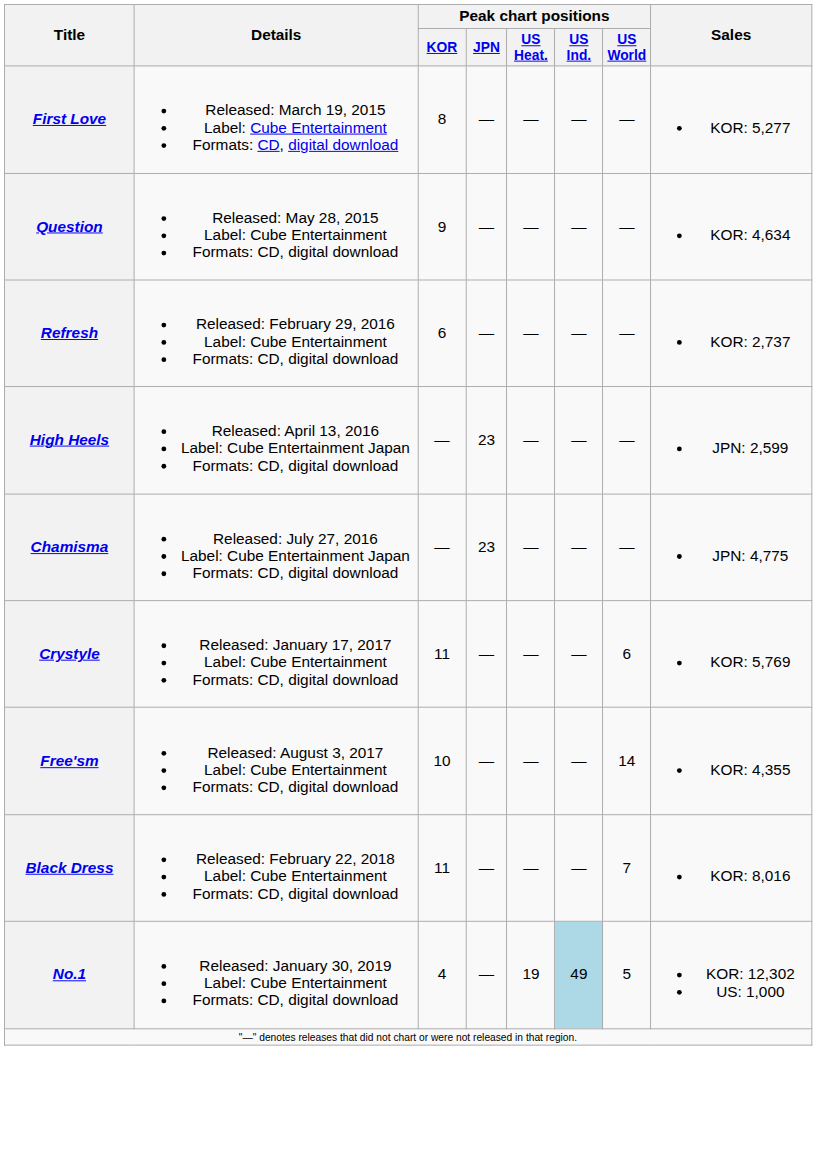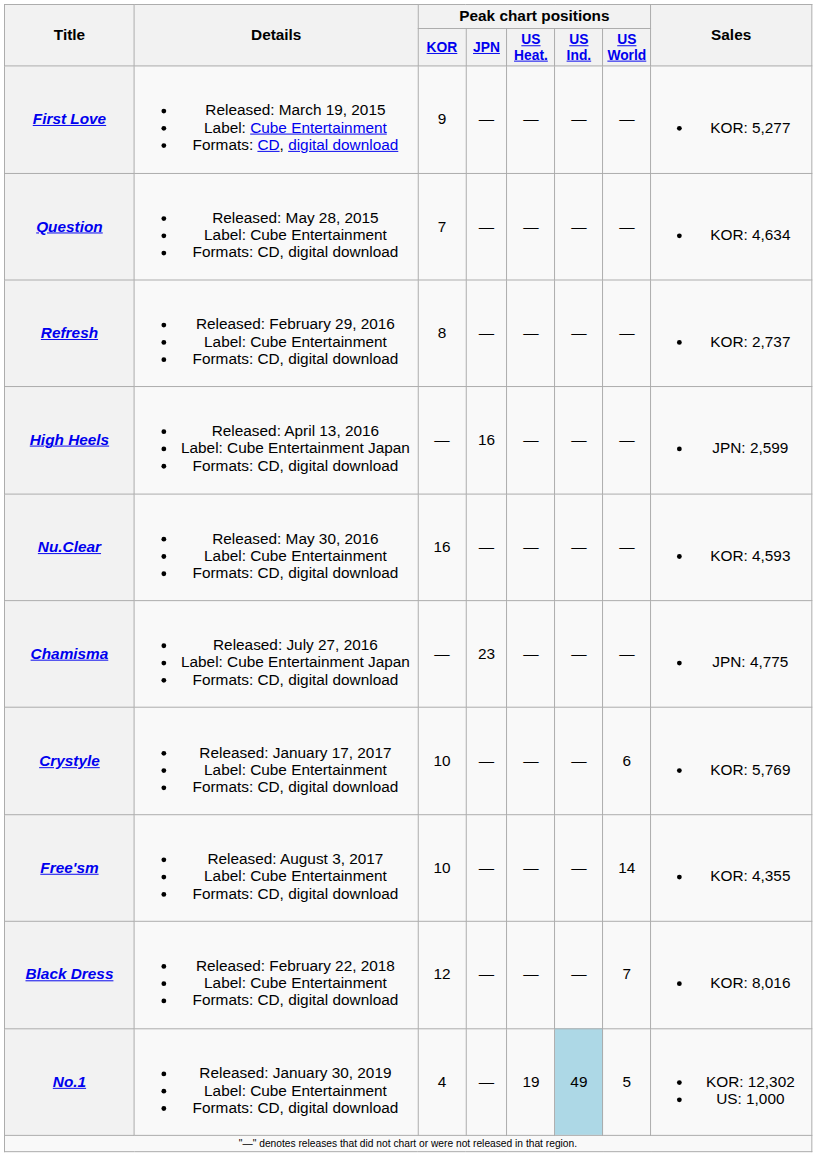(442, 119) 8 -> (442, 119) 9
(442, 226) 9 -> (442, 226) 7
(442, 333) 6 -> (442, 333) 8
(486, 440) 23 -> (486, 440) 16
+ row: (69, 547)
(442, 654) 11 -> (442, 761) 10
(442, 867) 11 -> (442, 974) 12
